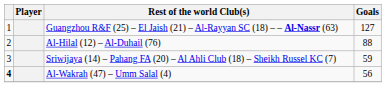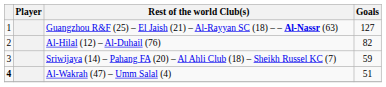(367, 43) 88 -> (367, 43) 82
(367, 74) 56 -> (367, 74) 51
